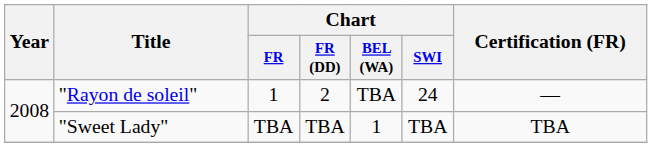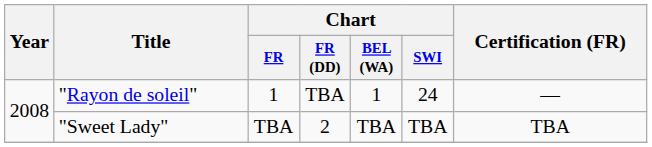(325, 95) 2 -> (325, 95) TBA
(376, 95) TBA -> (376, 95) 1
(325, 126) TBA -> (325, 126) 2
(376, 126) 1 -> (376, 126) TBA
